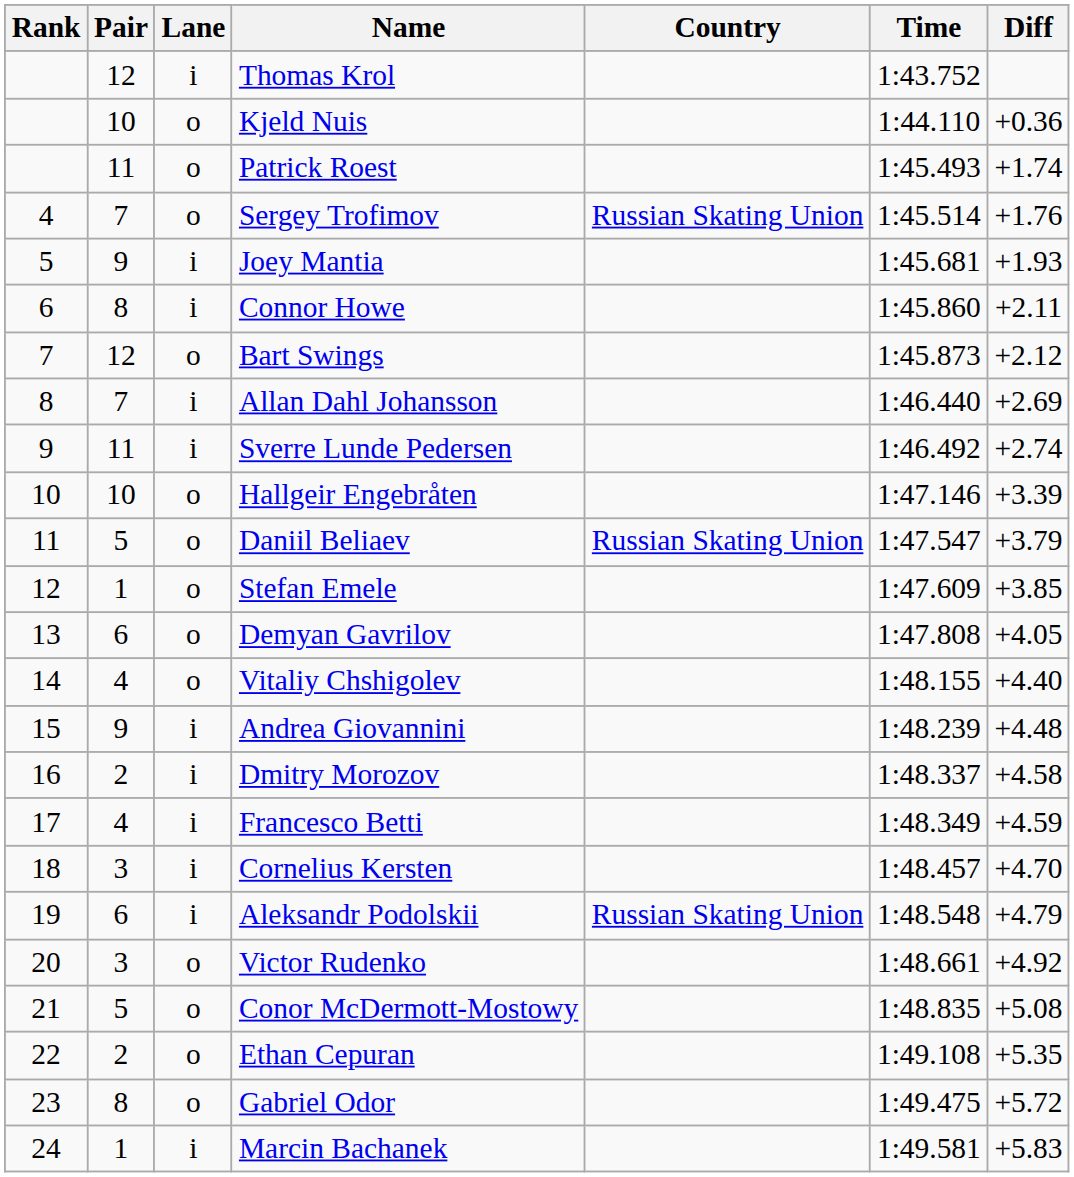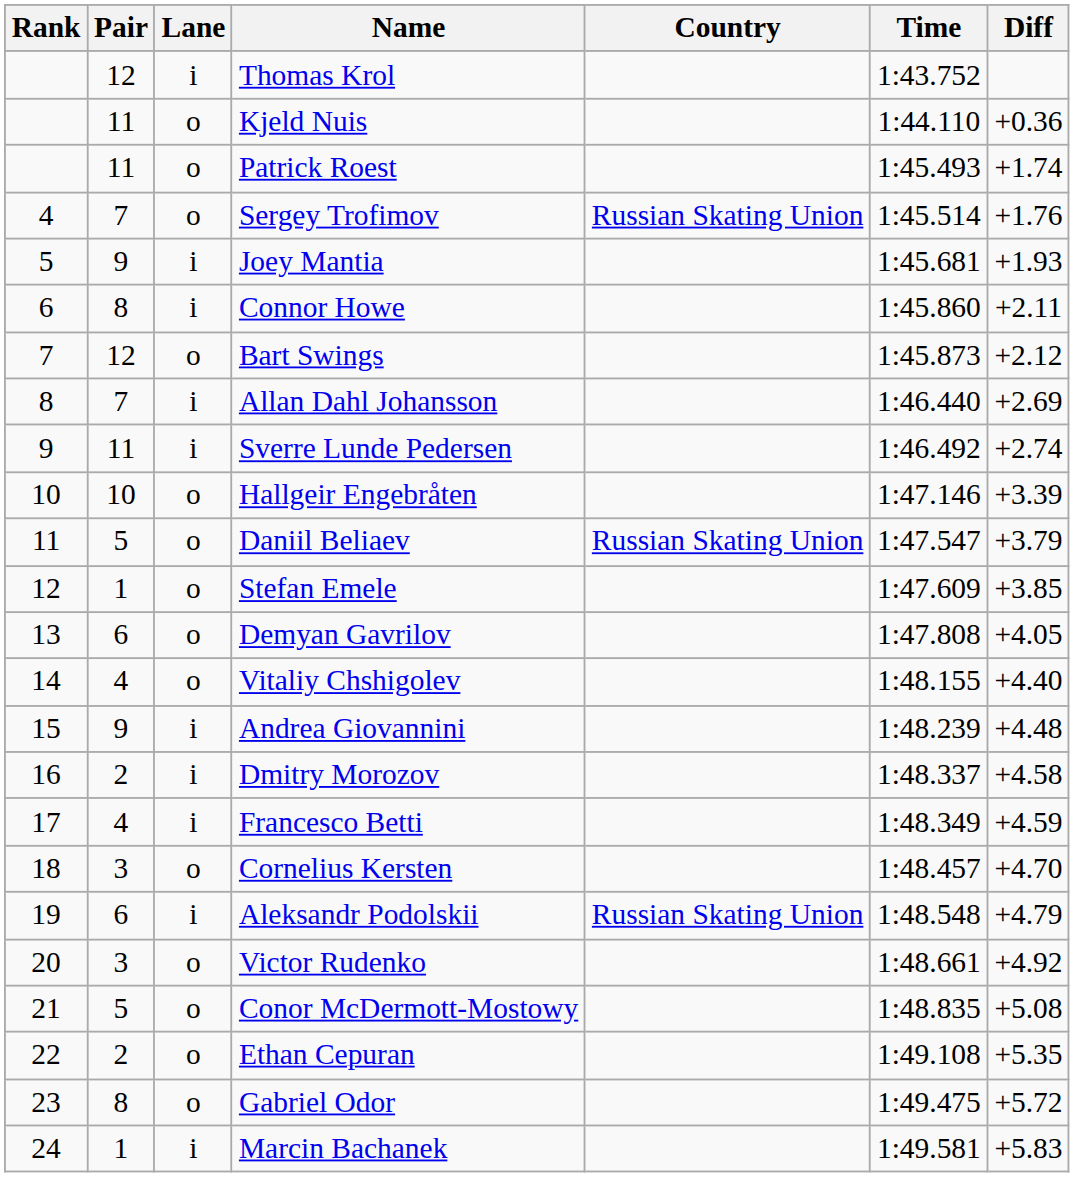(121, 121) 10 -> (121, 121) 11
(193, 868) i -> (193, 868) o
